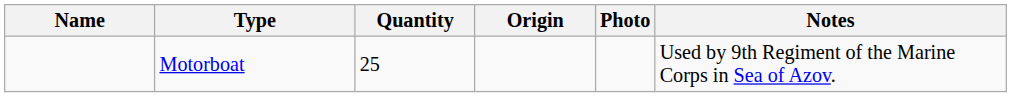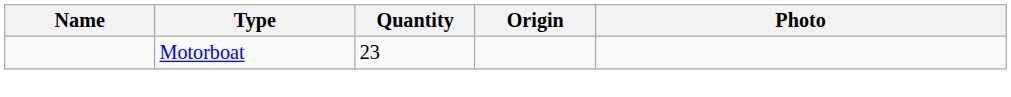- column: (830, 20)
(370, 63) 25 -> (370, 52) 23
